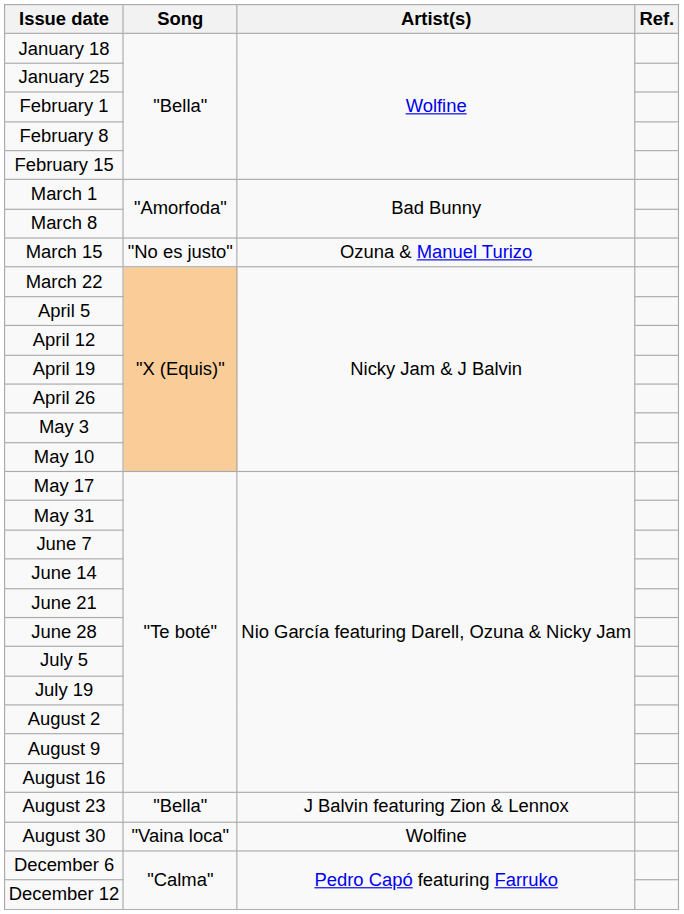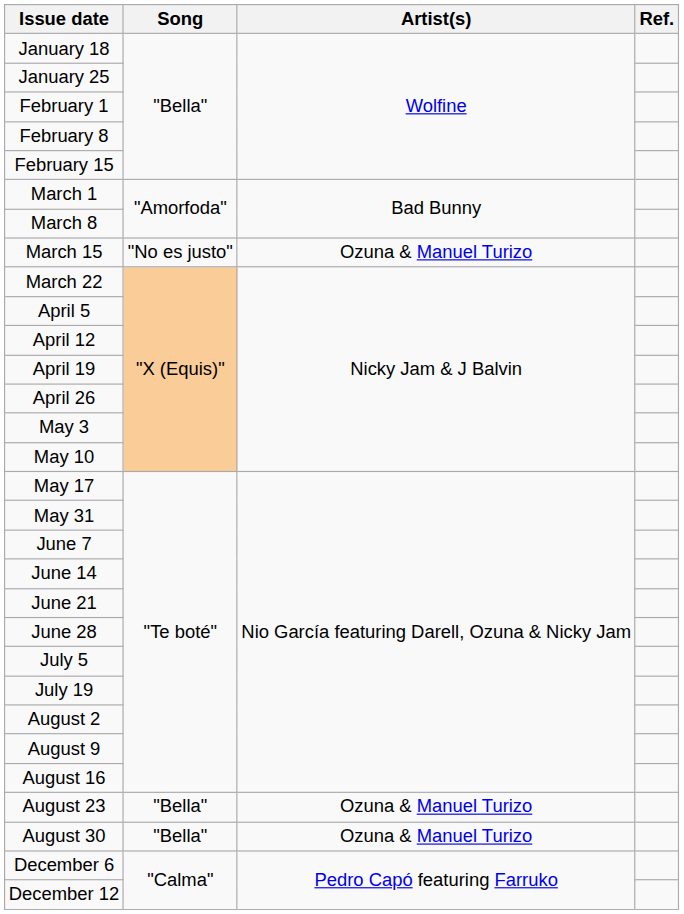(436, 806) J Balvin featuring Zion & Lennox -> (436, 806) Ozuna & Manuel Turizo
(180, 836) "Vaina loca" -> (180, 836) "Bella"
(436, 836) Wolfine -> (436, 836) Ozuna & Manuel Turizo
